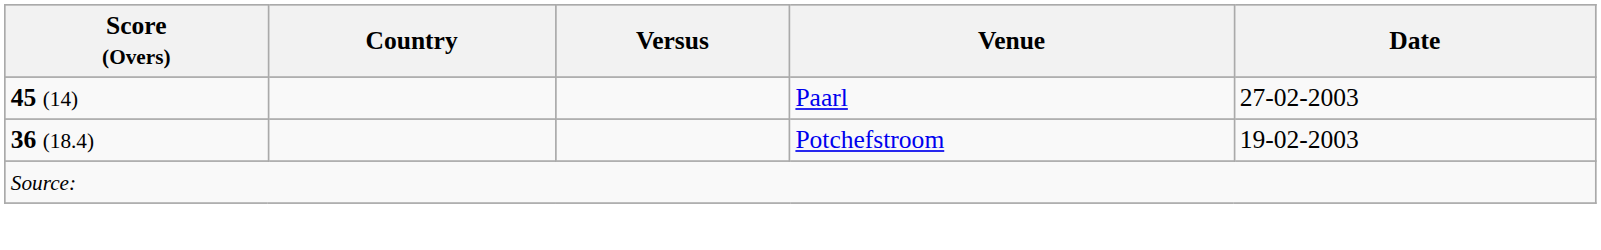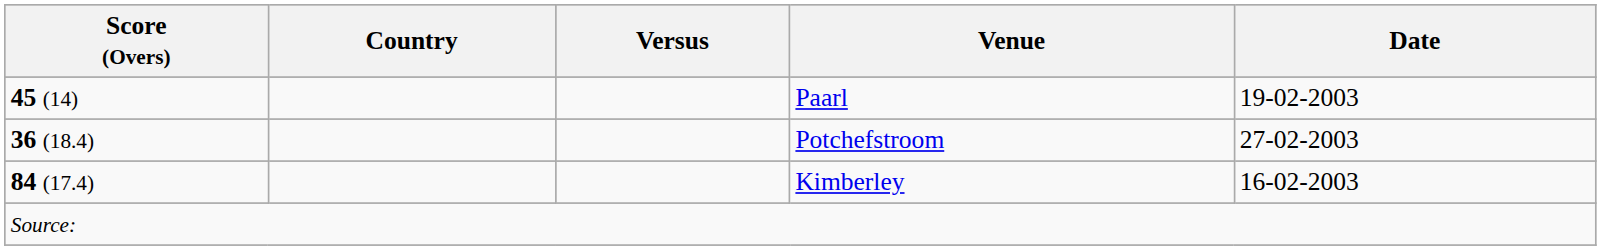(1299, 98) 27-02-2003 -> (1299, 98) 19-02-2003
(1299, 140) 19-02-2003 -> (1299, 140) 27-02-2003
+ row: (850, 182)
